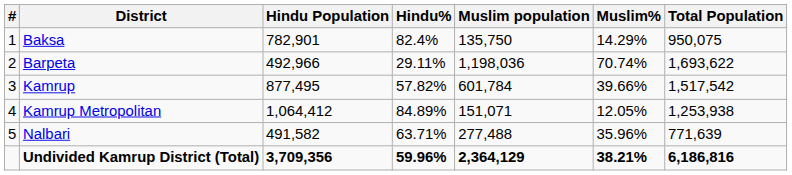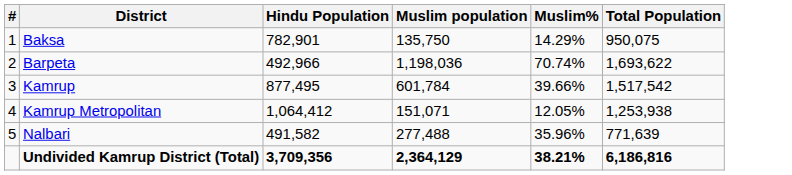- column: (424, 16)
